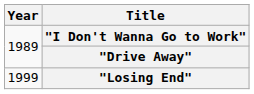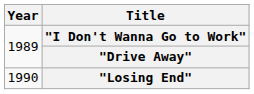(23, 78) 1999 -> (23, 78) 1990
